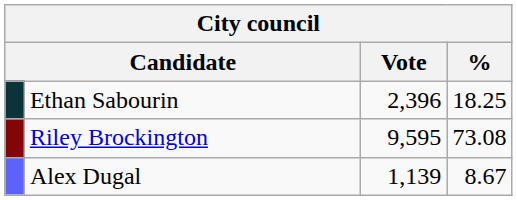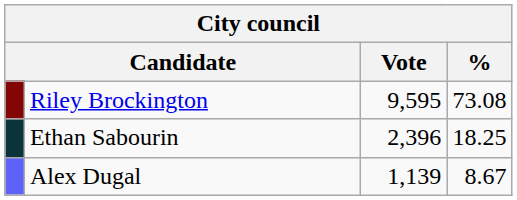rows swapped: (119, 137) <-> (104, 99)
